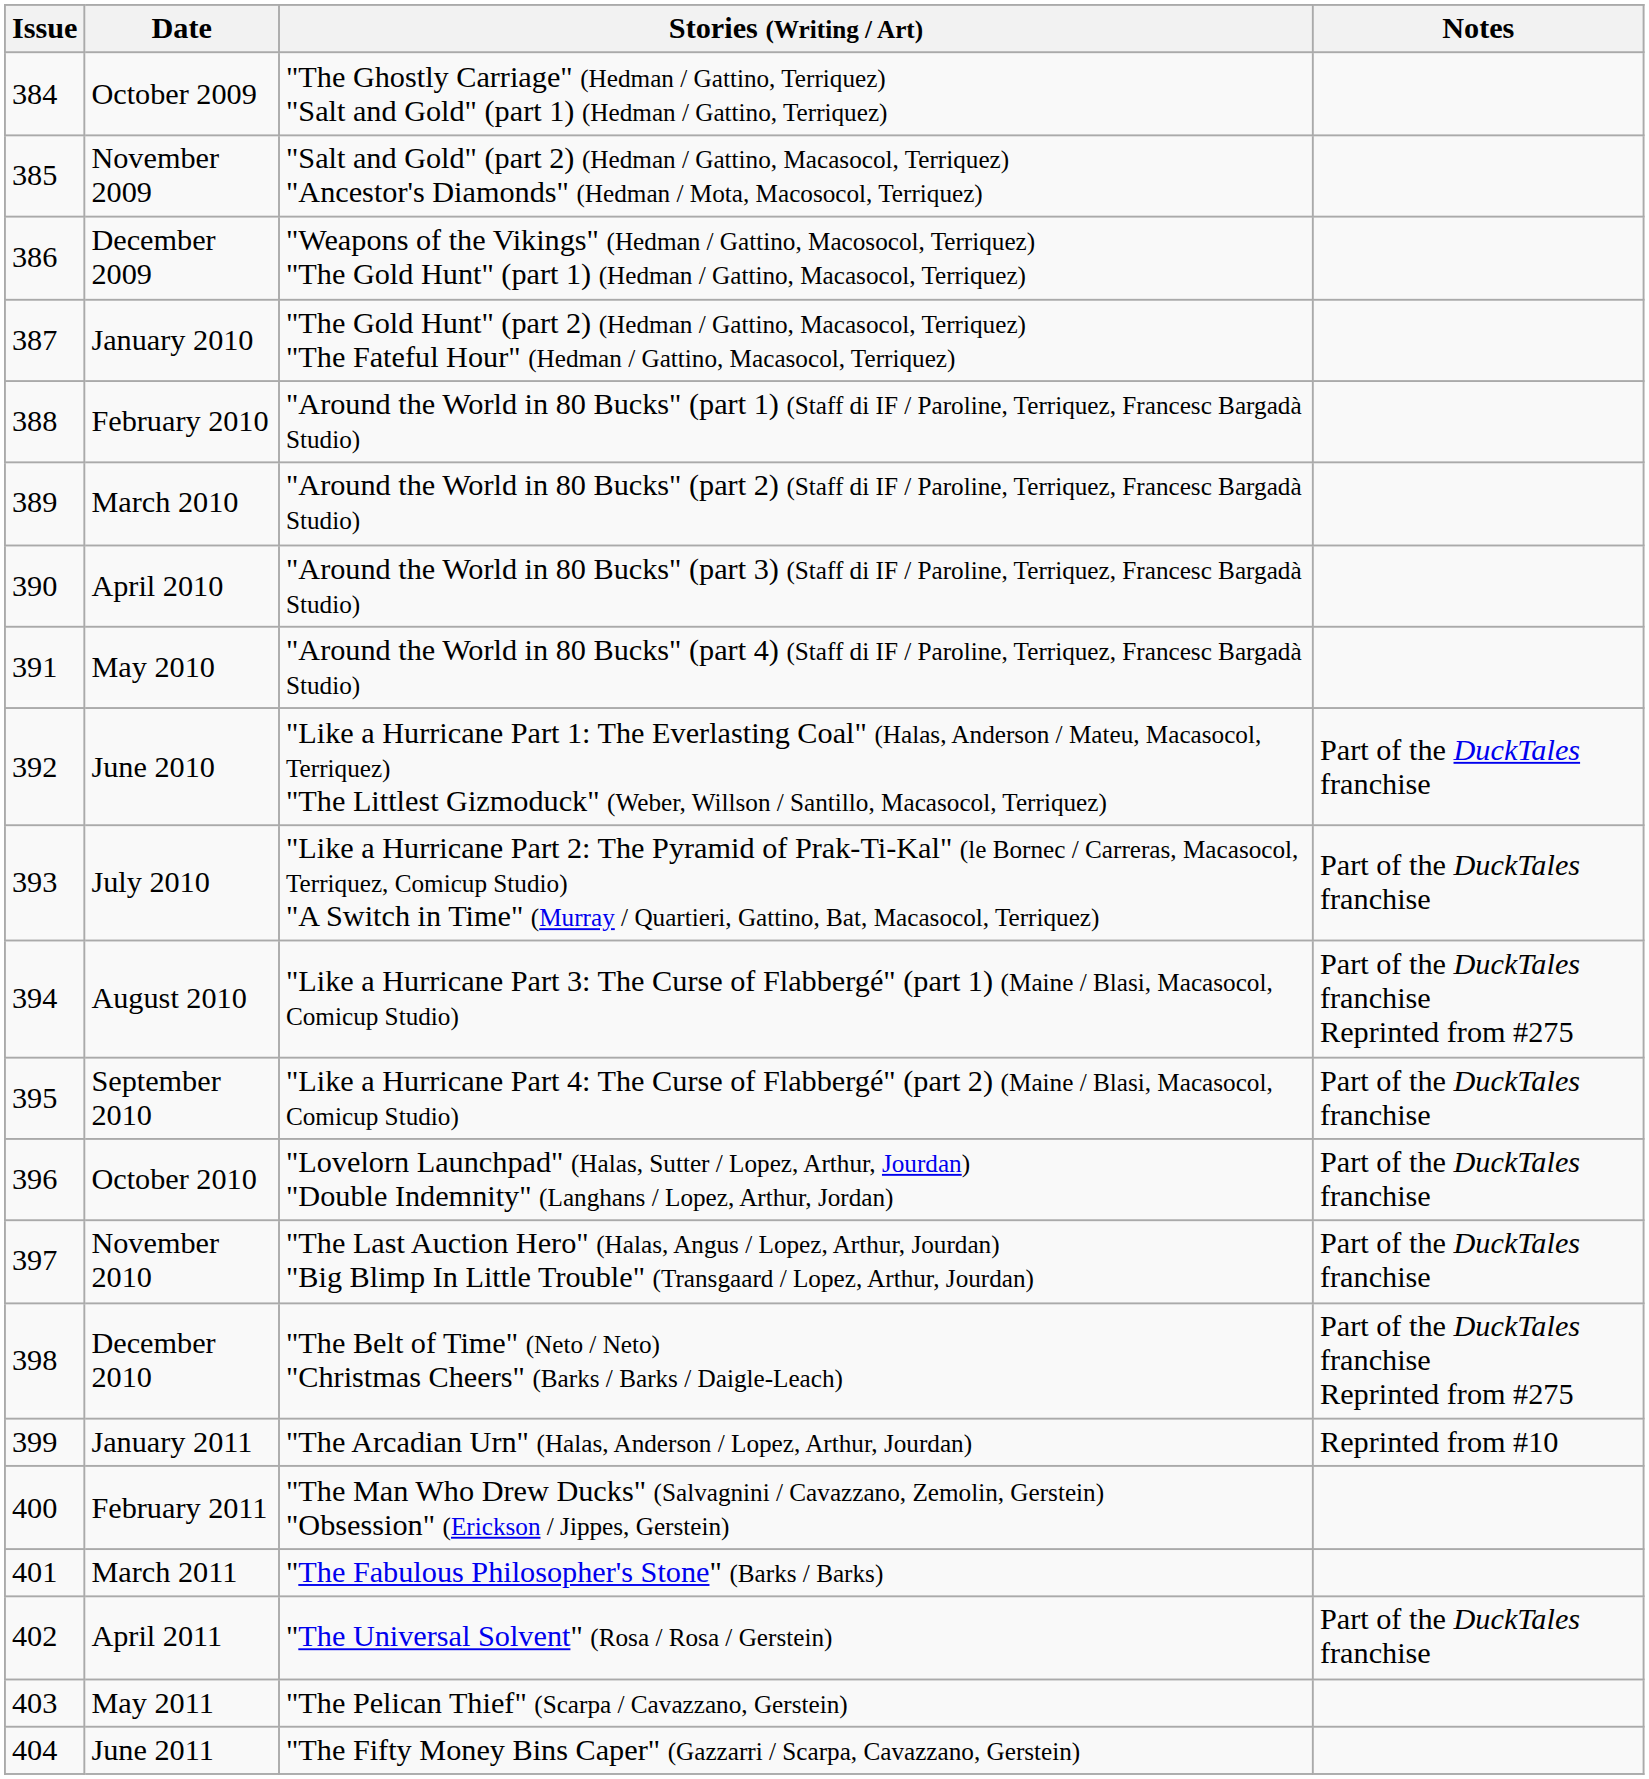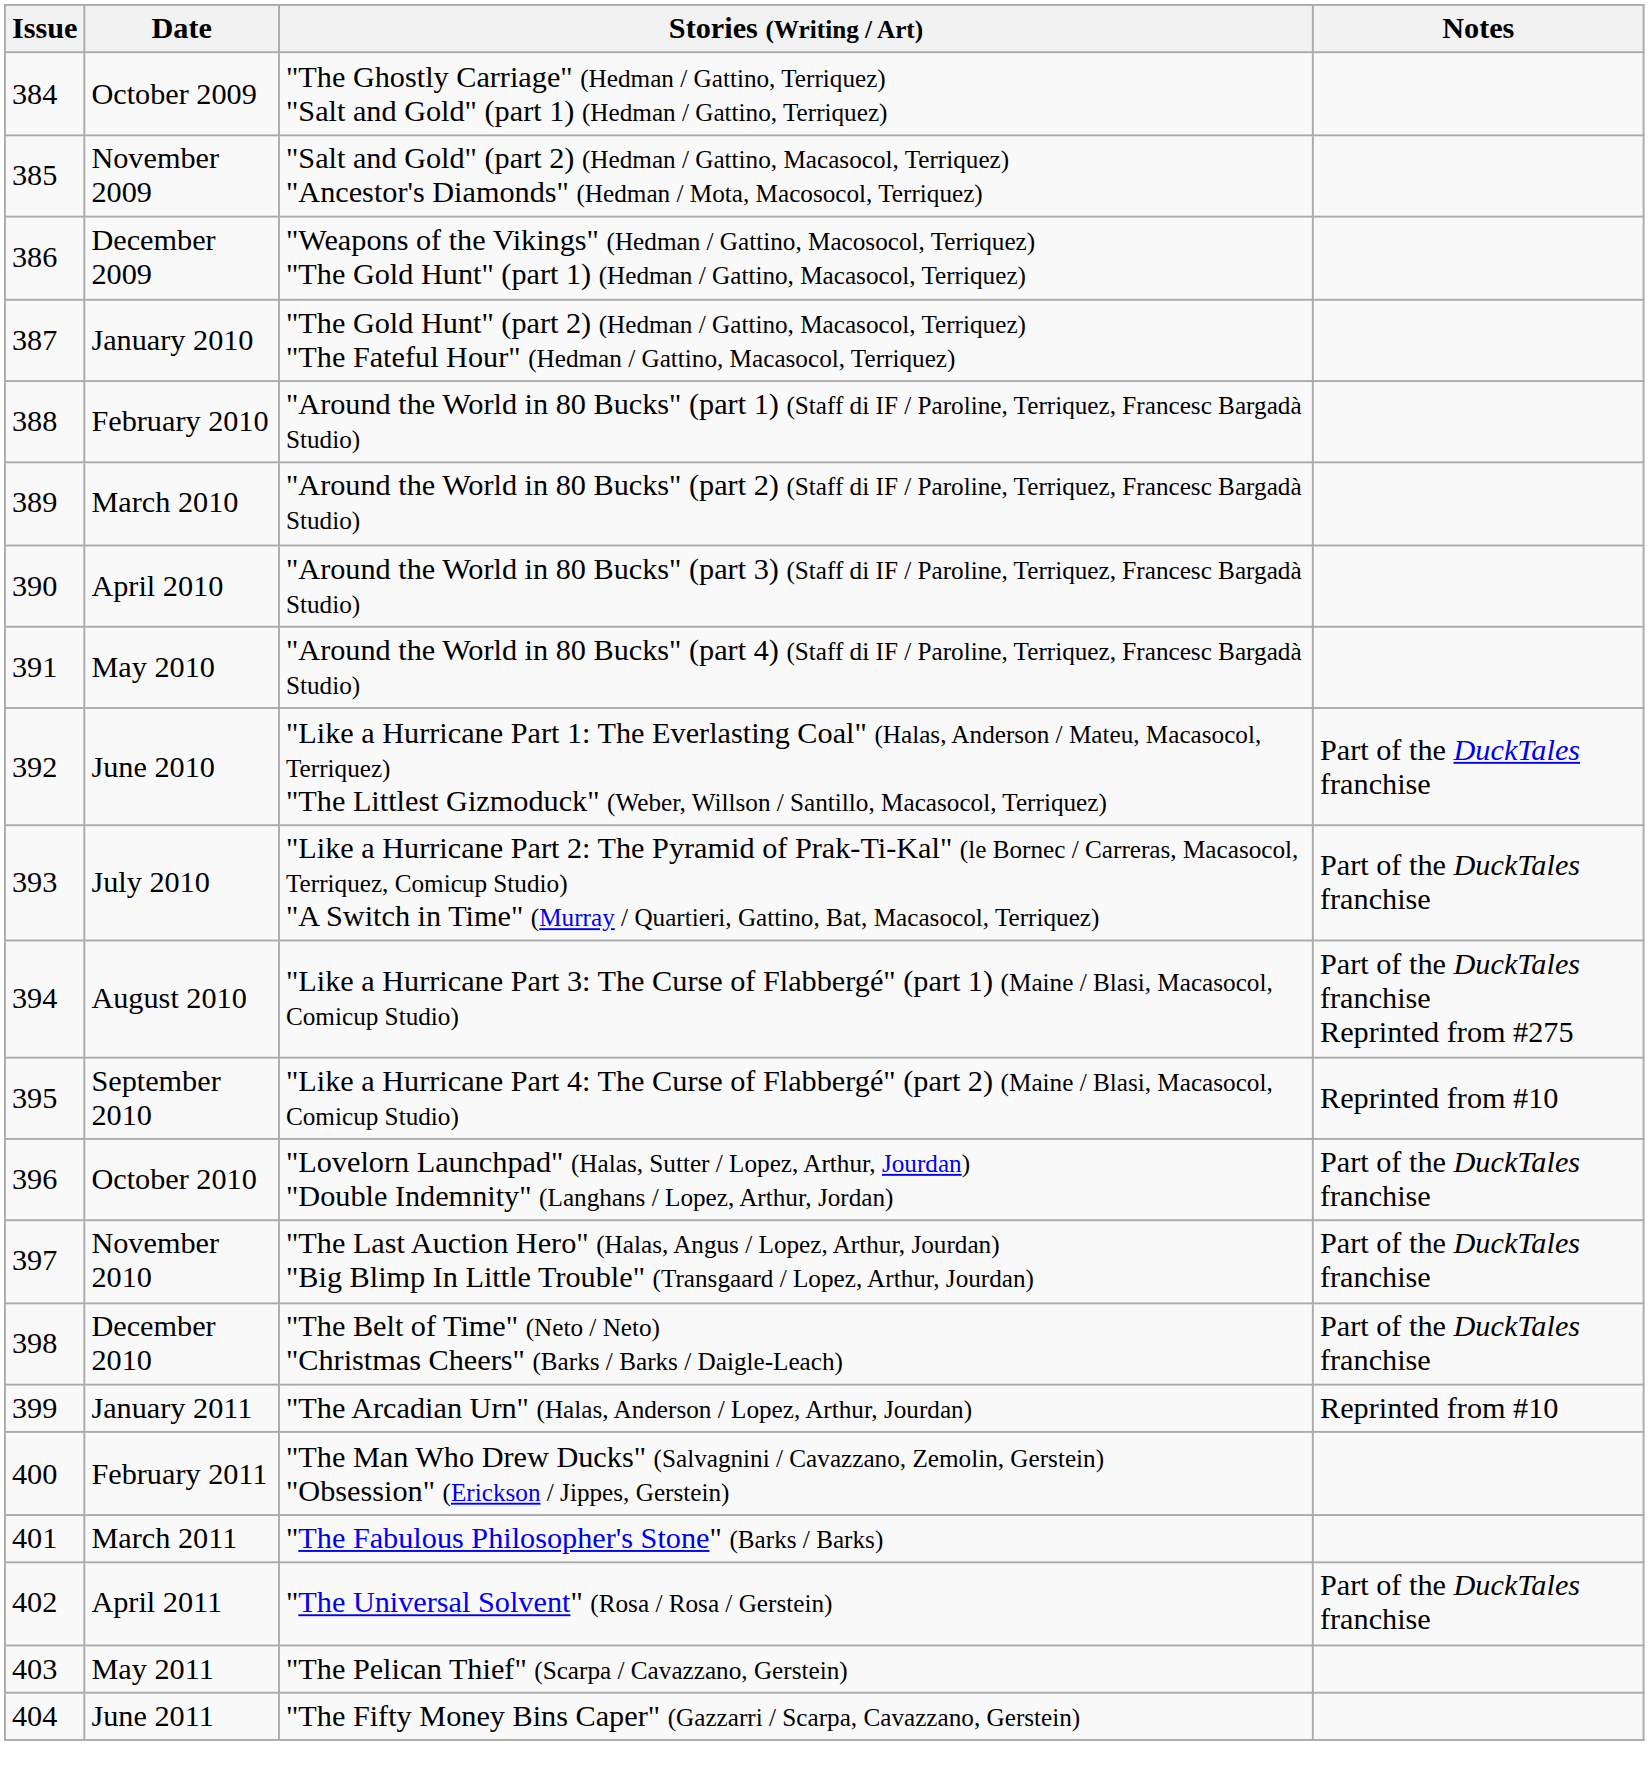(1450, 1097) Part of the DuckTales franchise -> (1439, 1097) Reprinted from #10
(1450, 1360) Part of the DuckTales franchise Reprinted from #275 -> (1450, 1343) Part of the DuckTales franchise
